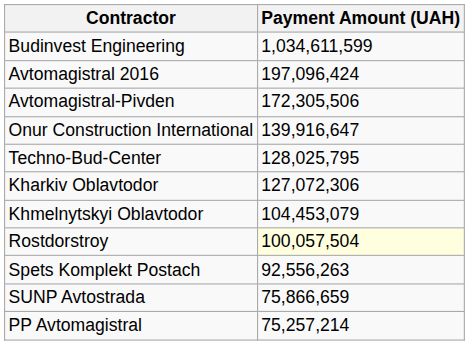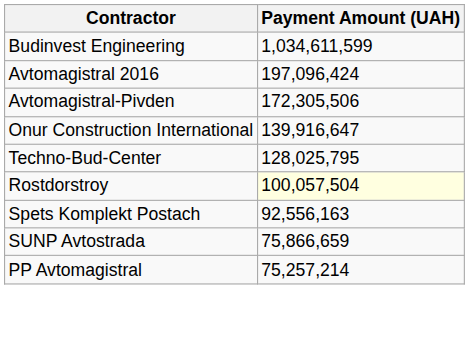- row: (83, 185)
- row: (106, 213)
(305, 269) 92,556,263 -> (305, 213) 92,556,163
